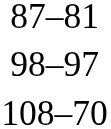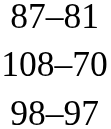rows swapped: (55, 113) <-> (55, 64)
